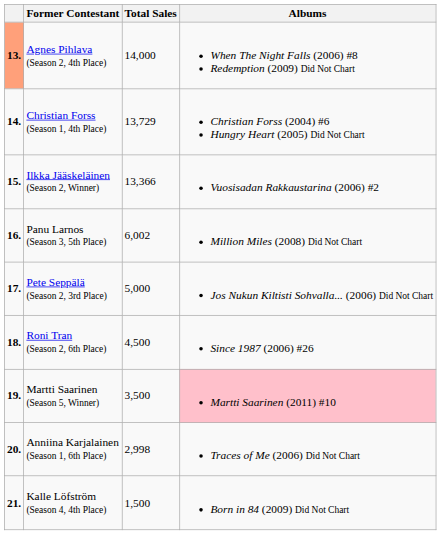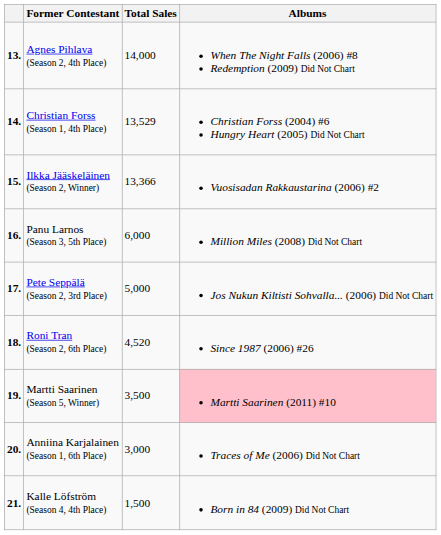(14, 55) lightsalmon background -> (14, 55) no background
(140, 121) 13,729 -> (140, 121) 13,529
(137, 235) 6,002 -> (137, 235) 6,000
(137, 342) 4,500 -> (137, 342) 4,520
(137, 449) 2,998 -> (137, 449) 3,000
